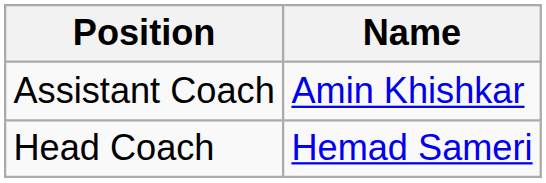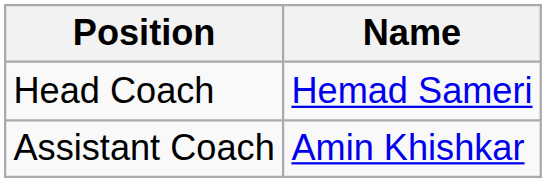rows swapped: (114, 147) <-> (144, 90)
